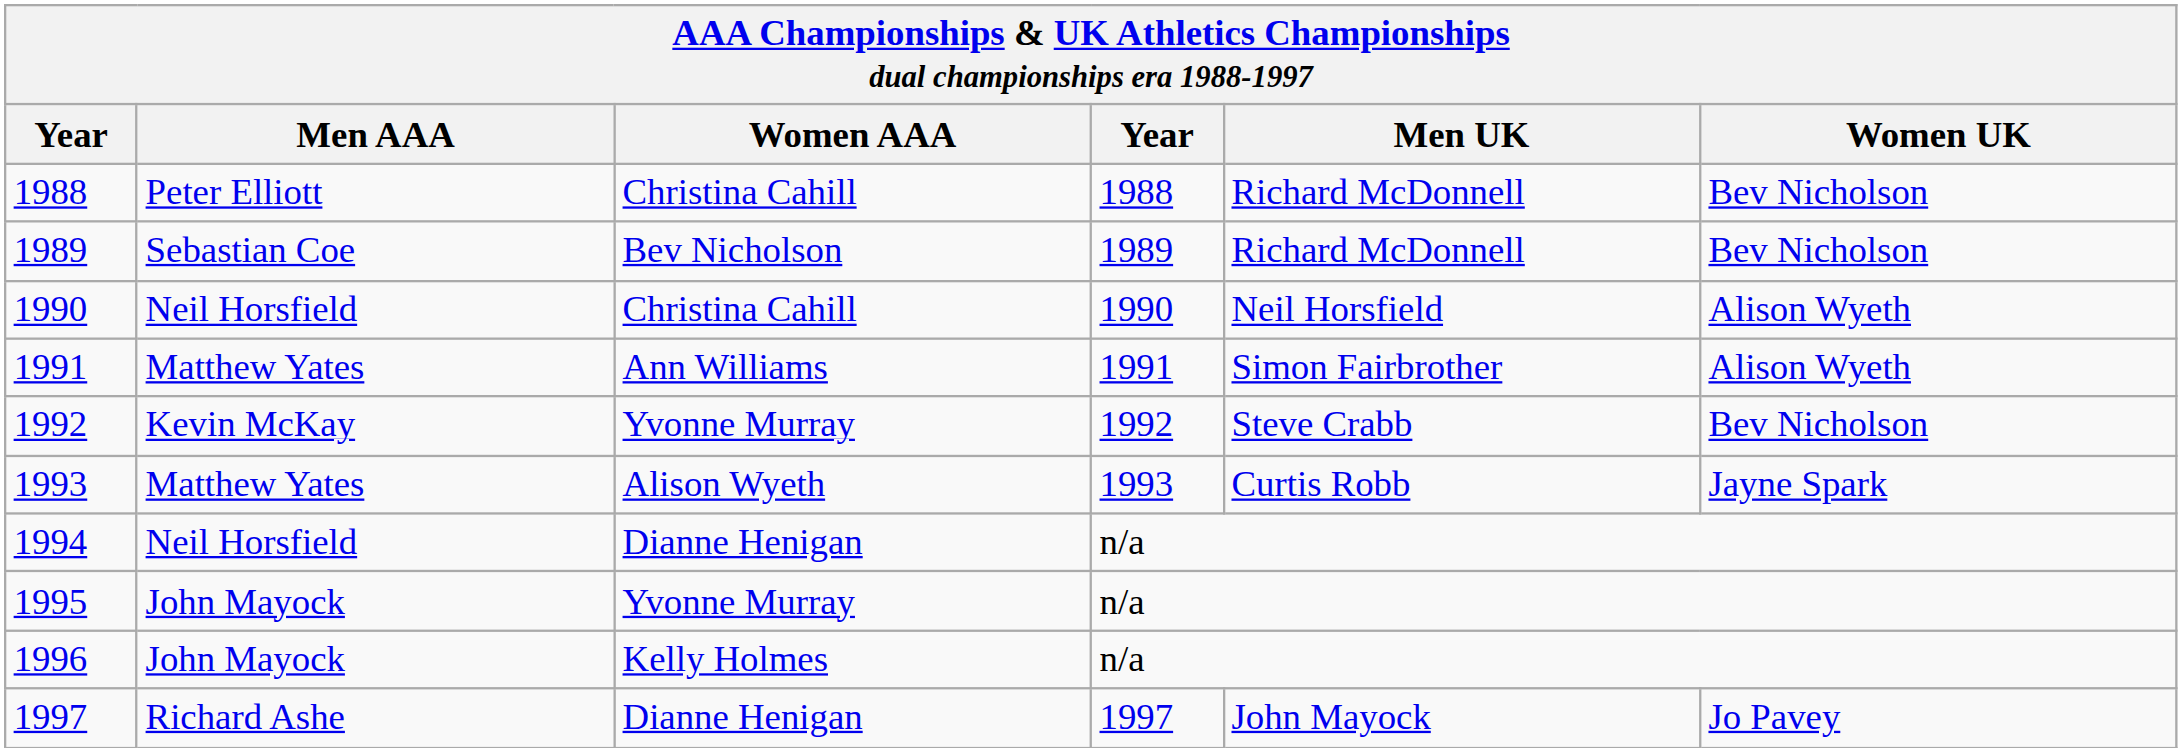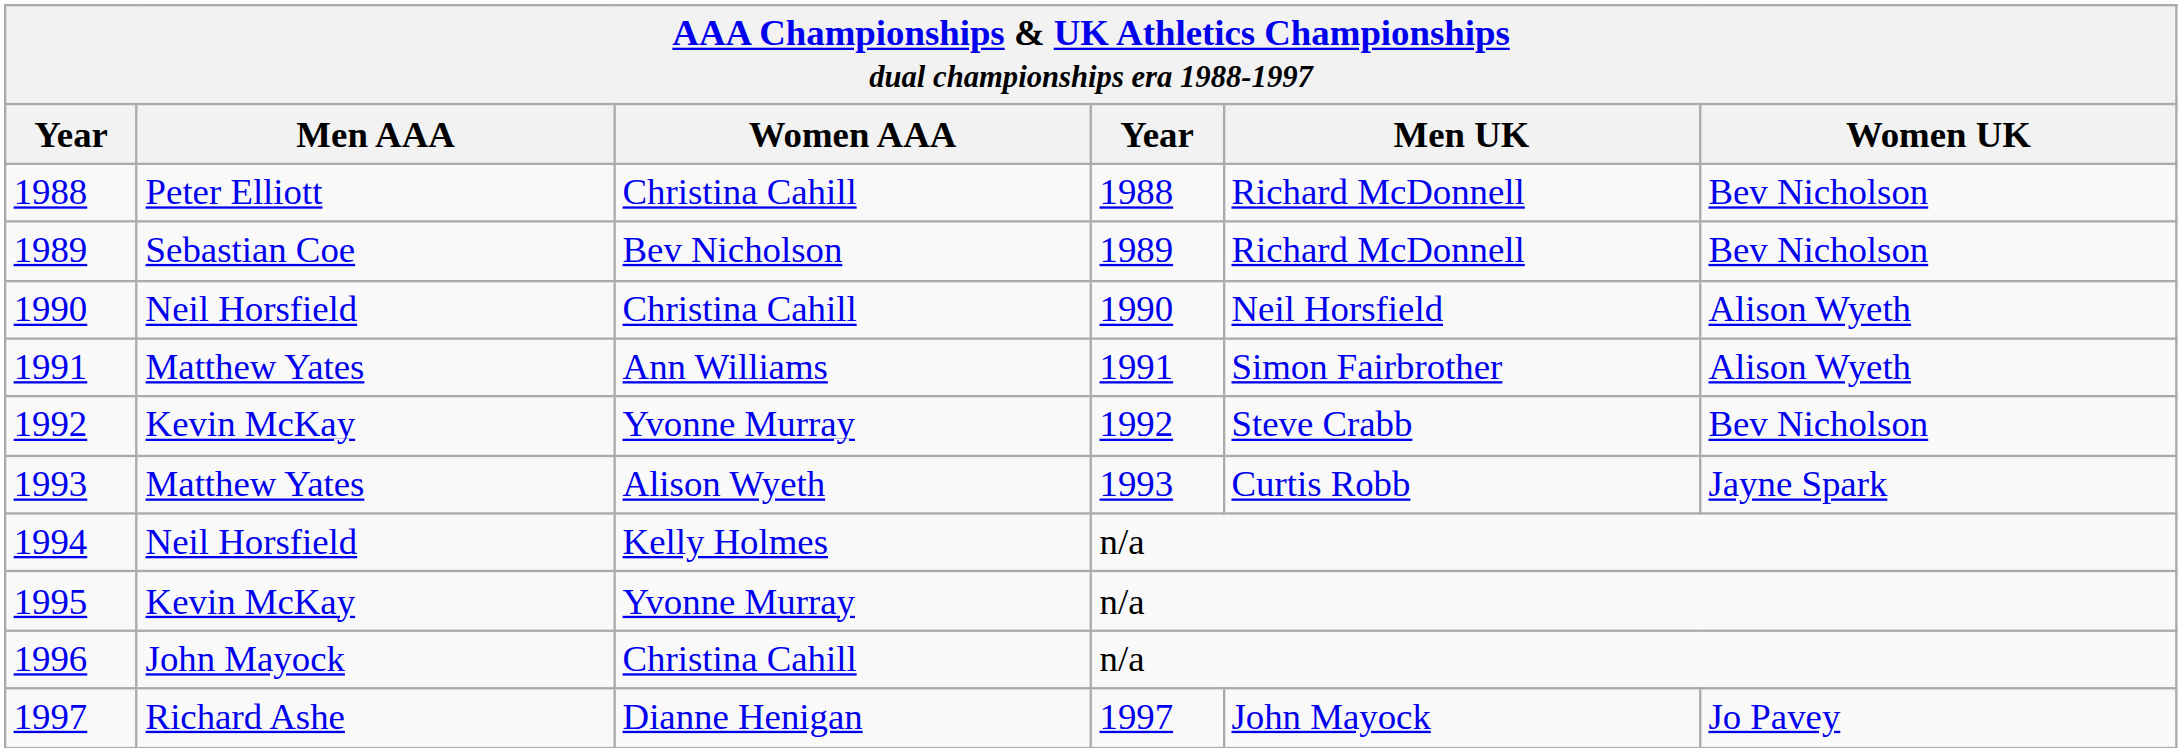(743, 541) Dianne Henigan -> (725, 541) Kelly Holmes
(245, 600) John Mayock -> (250, 600) Kevin McKay
(725, 658) Kelly Holmes -> (740, 658) Christina Cahill
